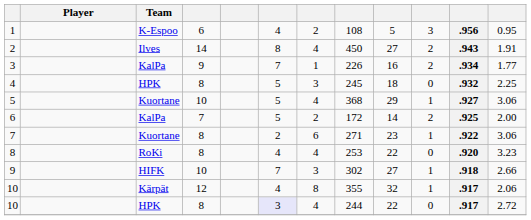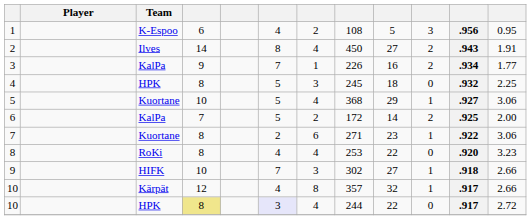(354, 188) 355 -> (354, 188) 357
(507, 188) 2.06 -> (507, 188) 2.66
(201, 205) no background -> (201, 205) khaki background
